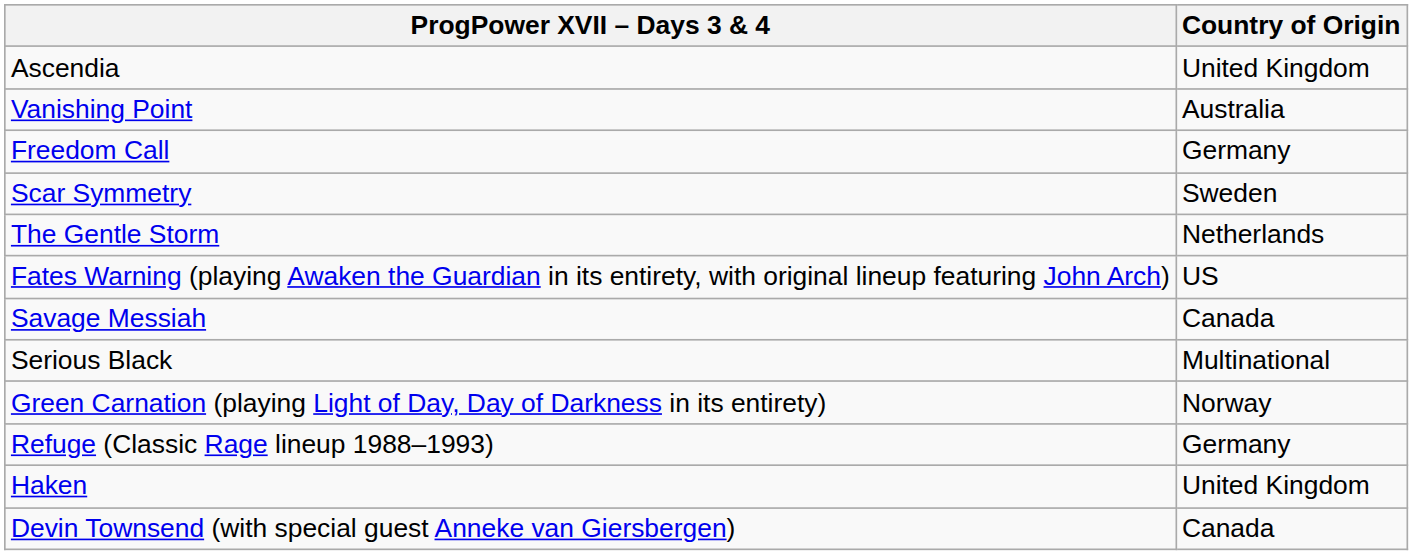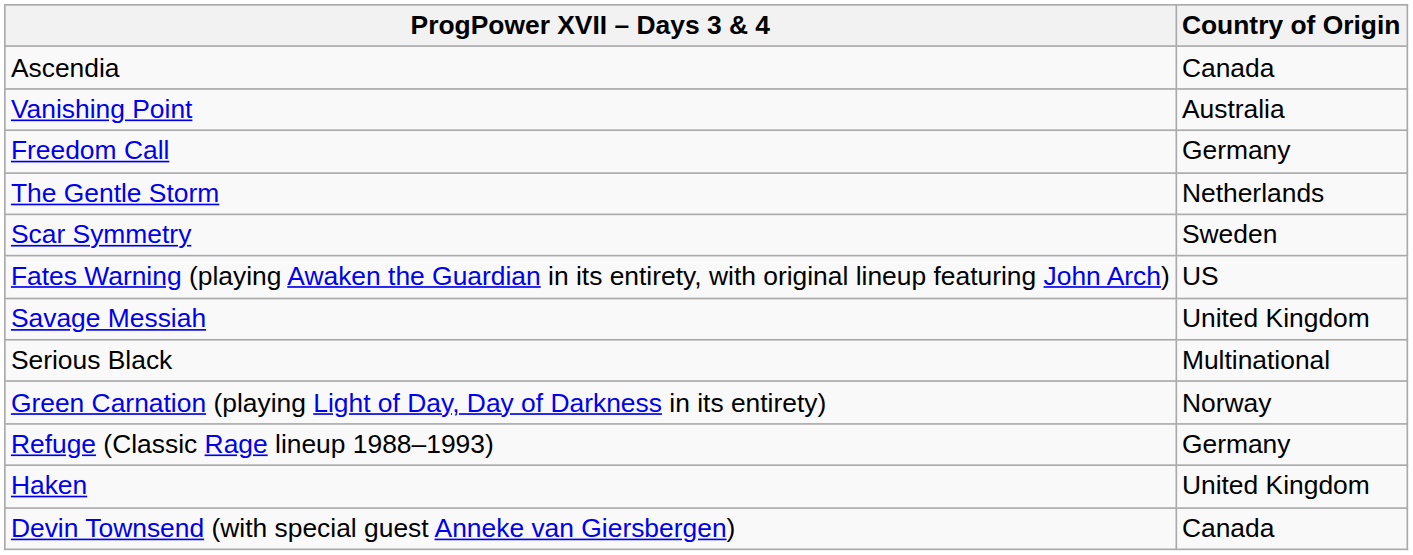(1276, 67) United Kingdom -> (1228, 67) Canada
rows swapped: (115, 234) <-> (101, 192)
(1228, 318) Canada -> (1276, 318) United Kingdom
